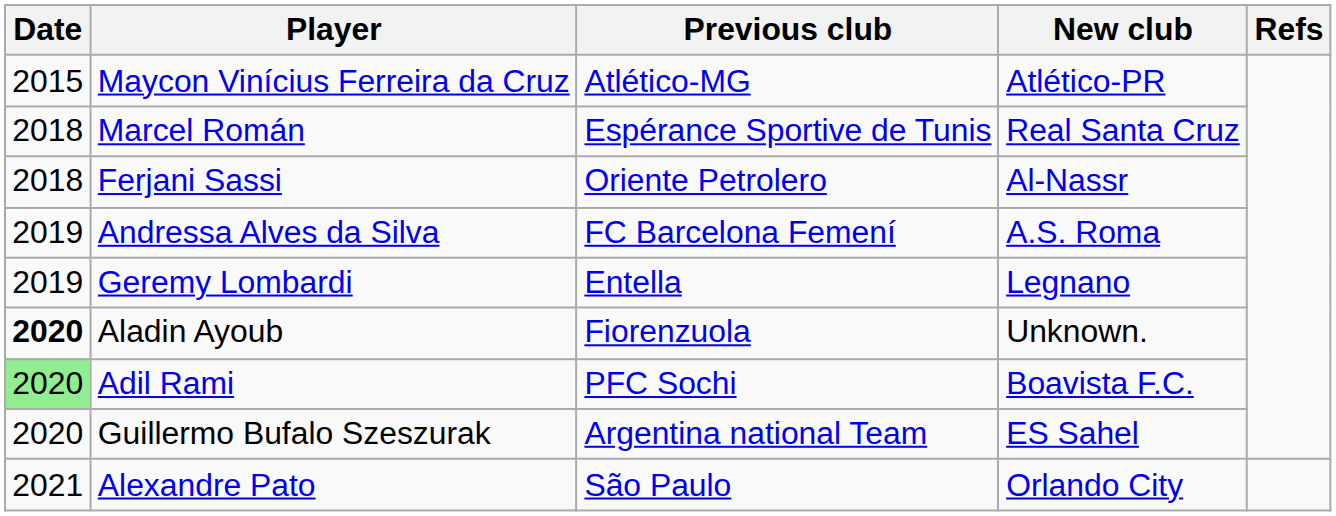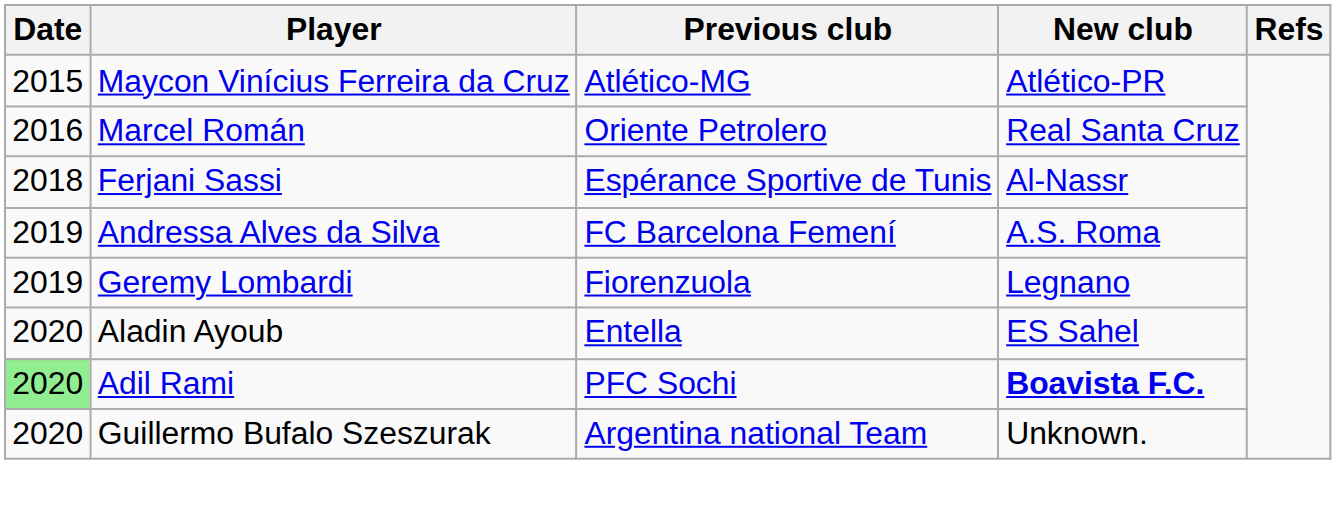(48, 130) 2018 -> (48, 130) 2016
(788, 130) Espérance Sportive de Tunis -> (706, 130) Oriente Petrolero
(706, 181) Oriente Petrolero -> (788, 181) Espérance Sportive de Tunis
(633, 282) Entella -> (668, 282) Fiorenzuola
(48, 332) bold -> (48, 332) normal
(668, 332) Fiorenzuola -> (633, 332) Entella
(1077, 332) Unknown. -> (1073, 332) ES Sahel
(1100, 383) normal -> (1105, 383) bold
(1073, 433) ES Sahel -> (1077, 433) Unknown.
- row: (207, 484)
